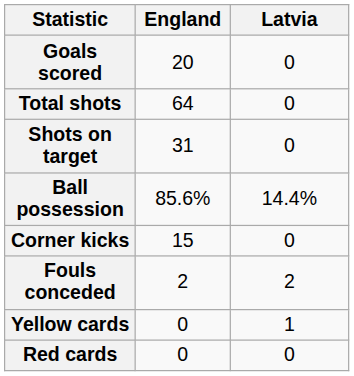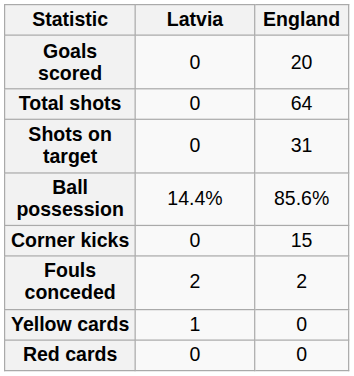columns swapped: (183, 19) <-> (289, 19)
